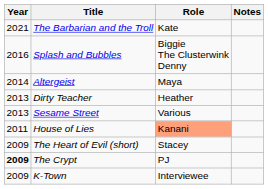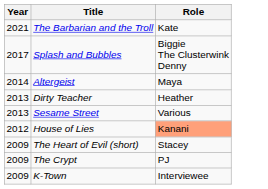- column: (247, 12)
(18, 54) 2016 -> (18, 54) 2017
(17, 129) 2011 -> (18, 129) 2012
(18, 160) bold -> (18, 160) normal
